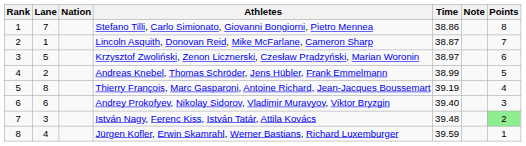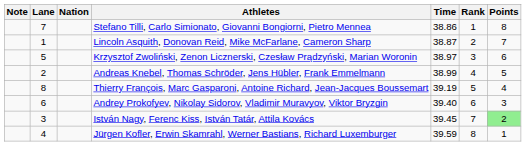columns swapped: (18, 12) <-> (474, 12)
(447, 118) 39.48 -> (445, 118) 39.45
